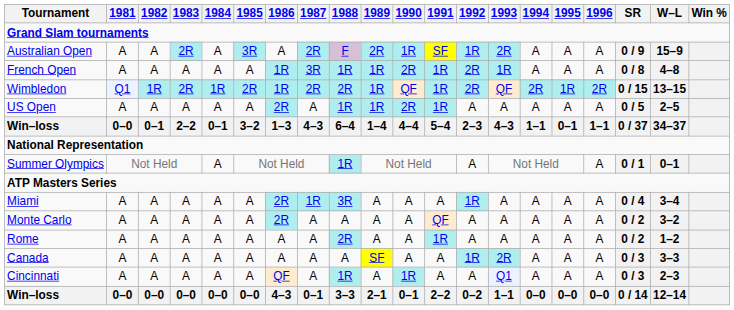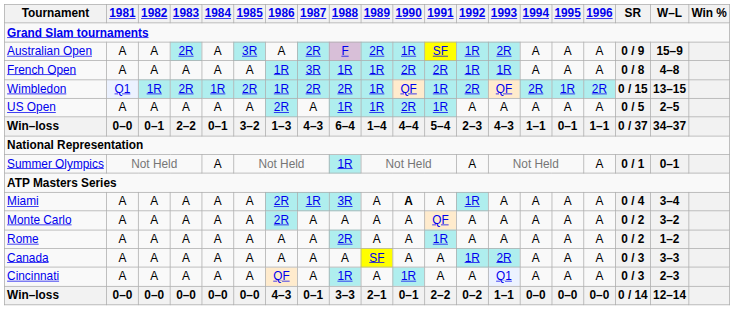(440, 70) 1R -> (440, 70) 2R
(472, 70) 2R -> (472, 70) 1R
(409, 201) normal -> (409, 201) bold
